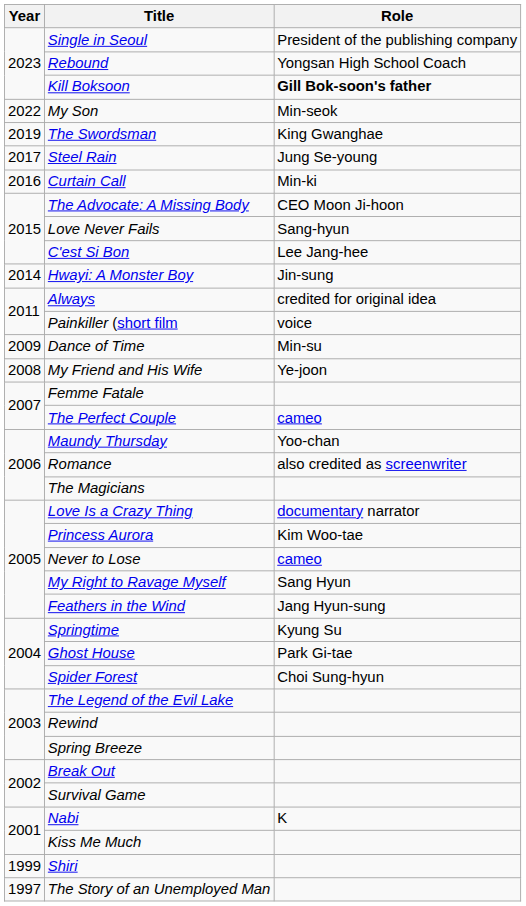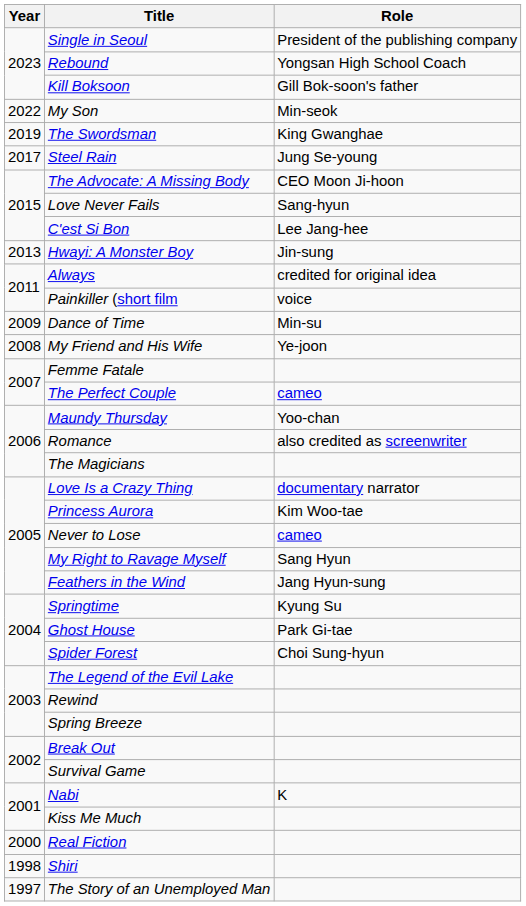(354, 87) bold -> (348, 87) normal
- row: (87, 181)
(24, 275) 2014 -> (24, 252) 2013
+ row: (87, 842)
(24, 865) 1999 -> (24, 865) 1998
